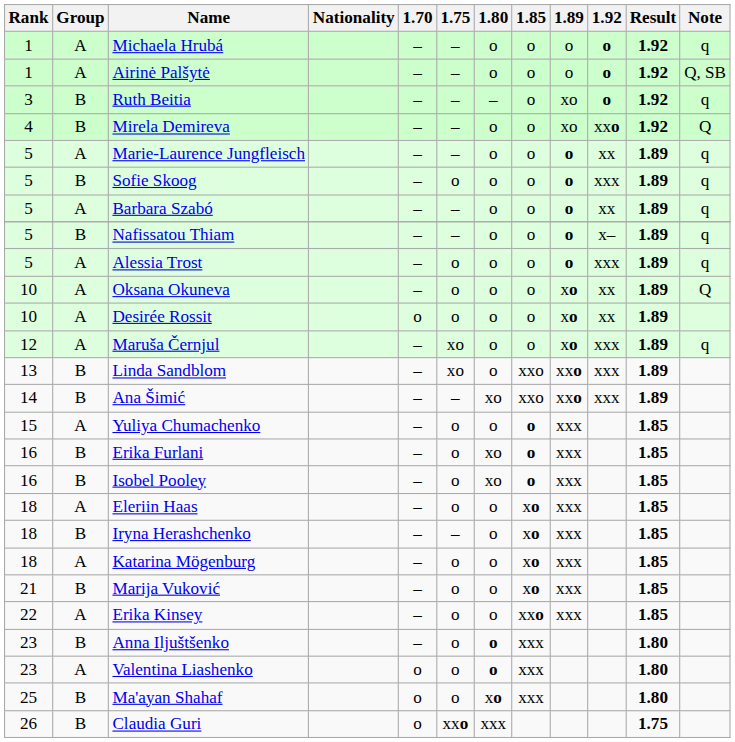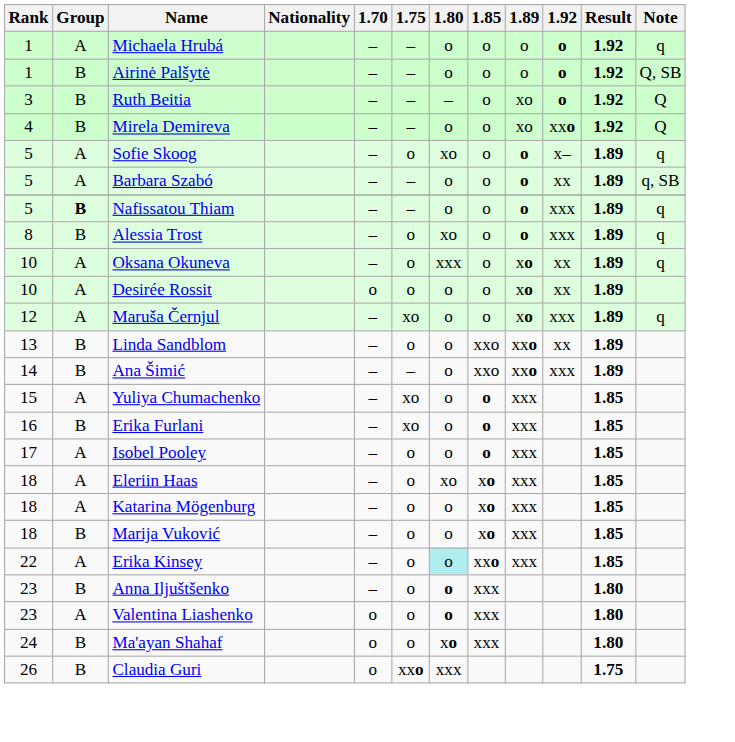(80, 72) A -> (80, 72) B
(705, 99) q -> (660, 99) Q
- row: (209, 153)
(80, 180) B -> (80, 153) A
(493, 180) o -> (449, 153) xo
(607, 180) xxx -> (562, 153) x–
(705, 208) q -> (660, 180) q, SB
(80, 235) normal -> (80, 208) bold
(607, 235) x– -> (562, 208) xxx
(28, 262) 5 -> (28, 235) 8
(80, 262) A -> (80, 235) B
(493, 262) o -> (449, 235) xo
(493, 289) o -> (449, 262) xxx
(705, 289) Q -> (660, 262) q
(455, 371) xo -> (411, 343) o
(607, 371) xxx -> (562, 343) xx
(493, 398) xo -> (449, 371) o
(455, 425) o -> (411, 398) xo
(455, 452) o -> (411, 425) xo
(493, 452) xo -> (449, 425) o
(28, 479) 16 -> (28, 452) 17
(80, 479) B -> (80, 452) A
(493, 479) xo -> (449, 452) o
(493, 506) o -> (449, 479) xo
- row: (182, 533)
(28, 588) 21 -> (28, 533) 18
(493, 615) no background -> (449, 561) paleturquoise background
(28, 696) 25 -> (28, 642) 24
